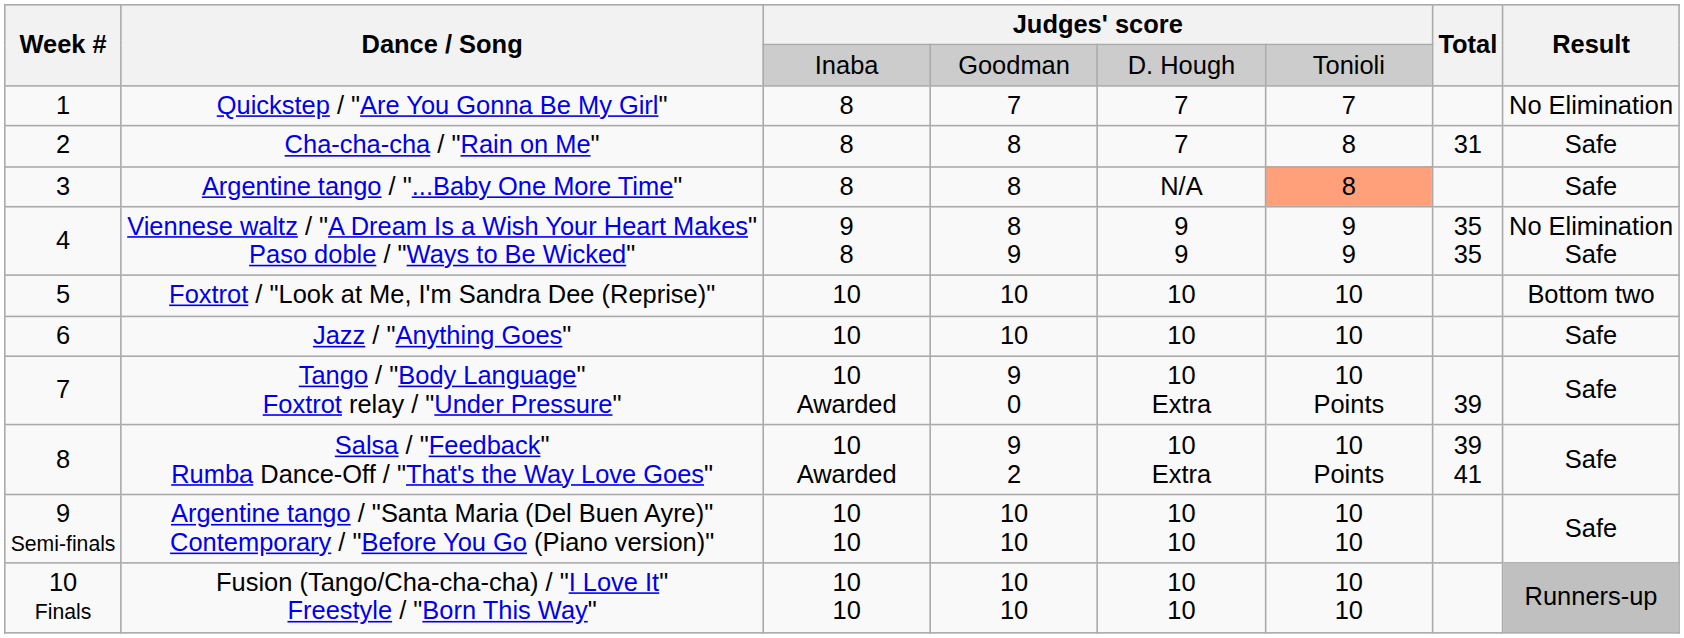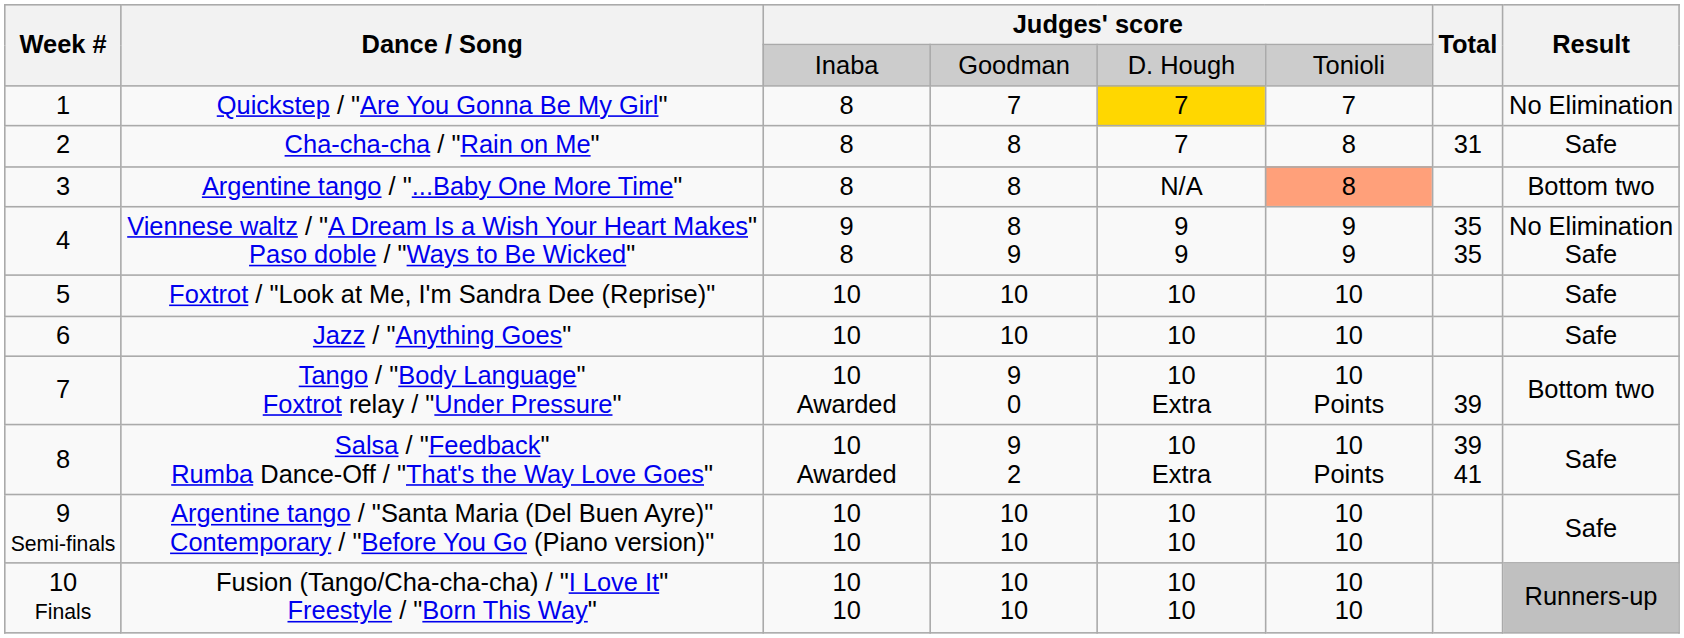(1181, 105) no background -> (1181, 105) gold background
(1591, 186) Safe -> (1591, 186) Bottom two
(1591, 295) Bottom two -> (1591, 295) Safe
(1591, 390) Safe -> (1591, 390) Bottom two
